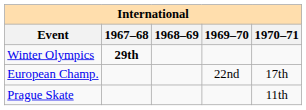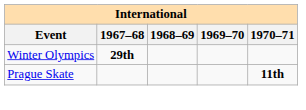- row: (53, 74)
(277, 94) normal -> (272, 74) bold
